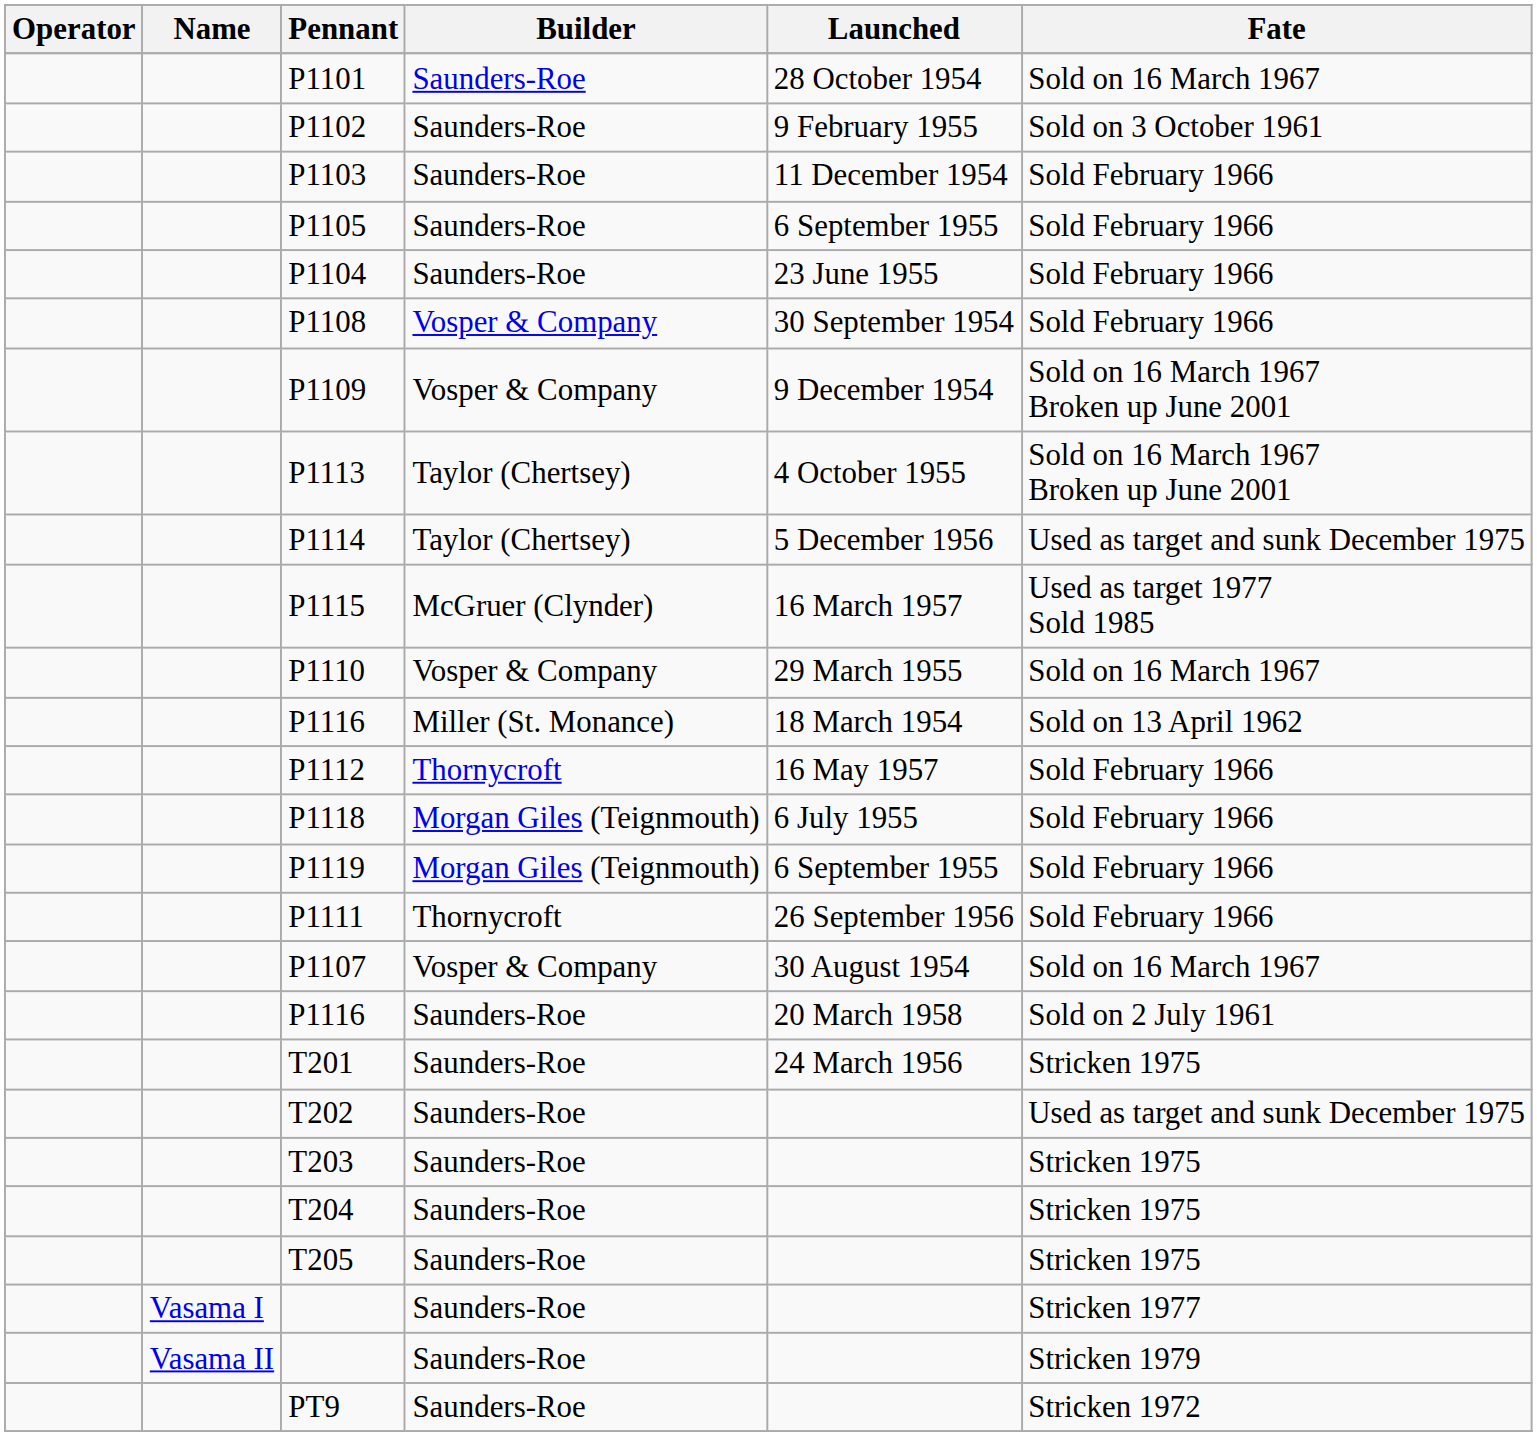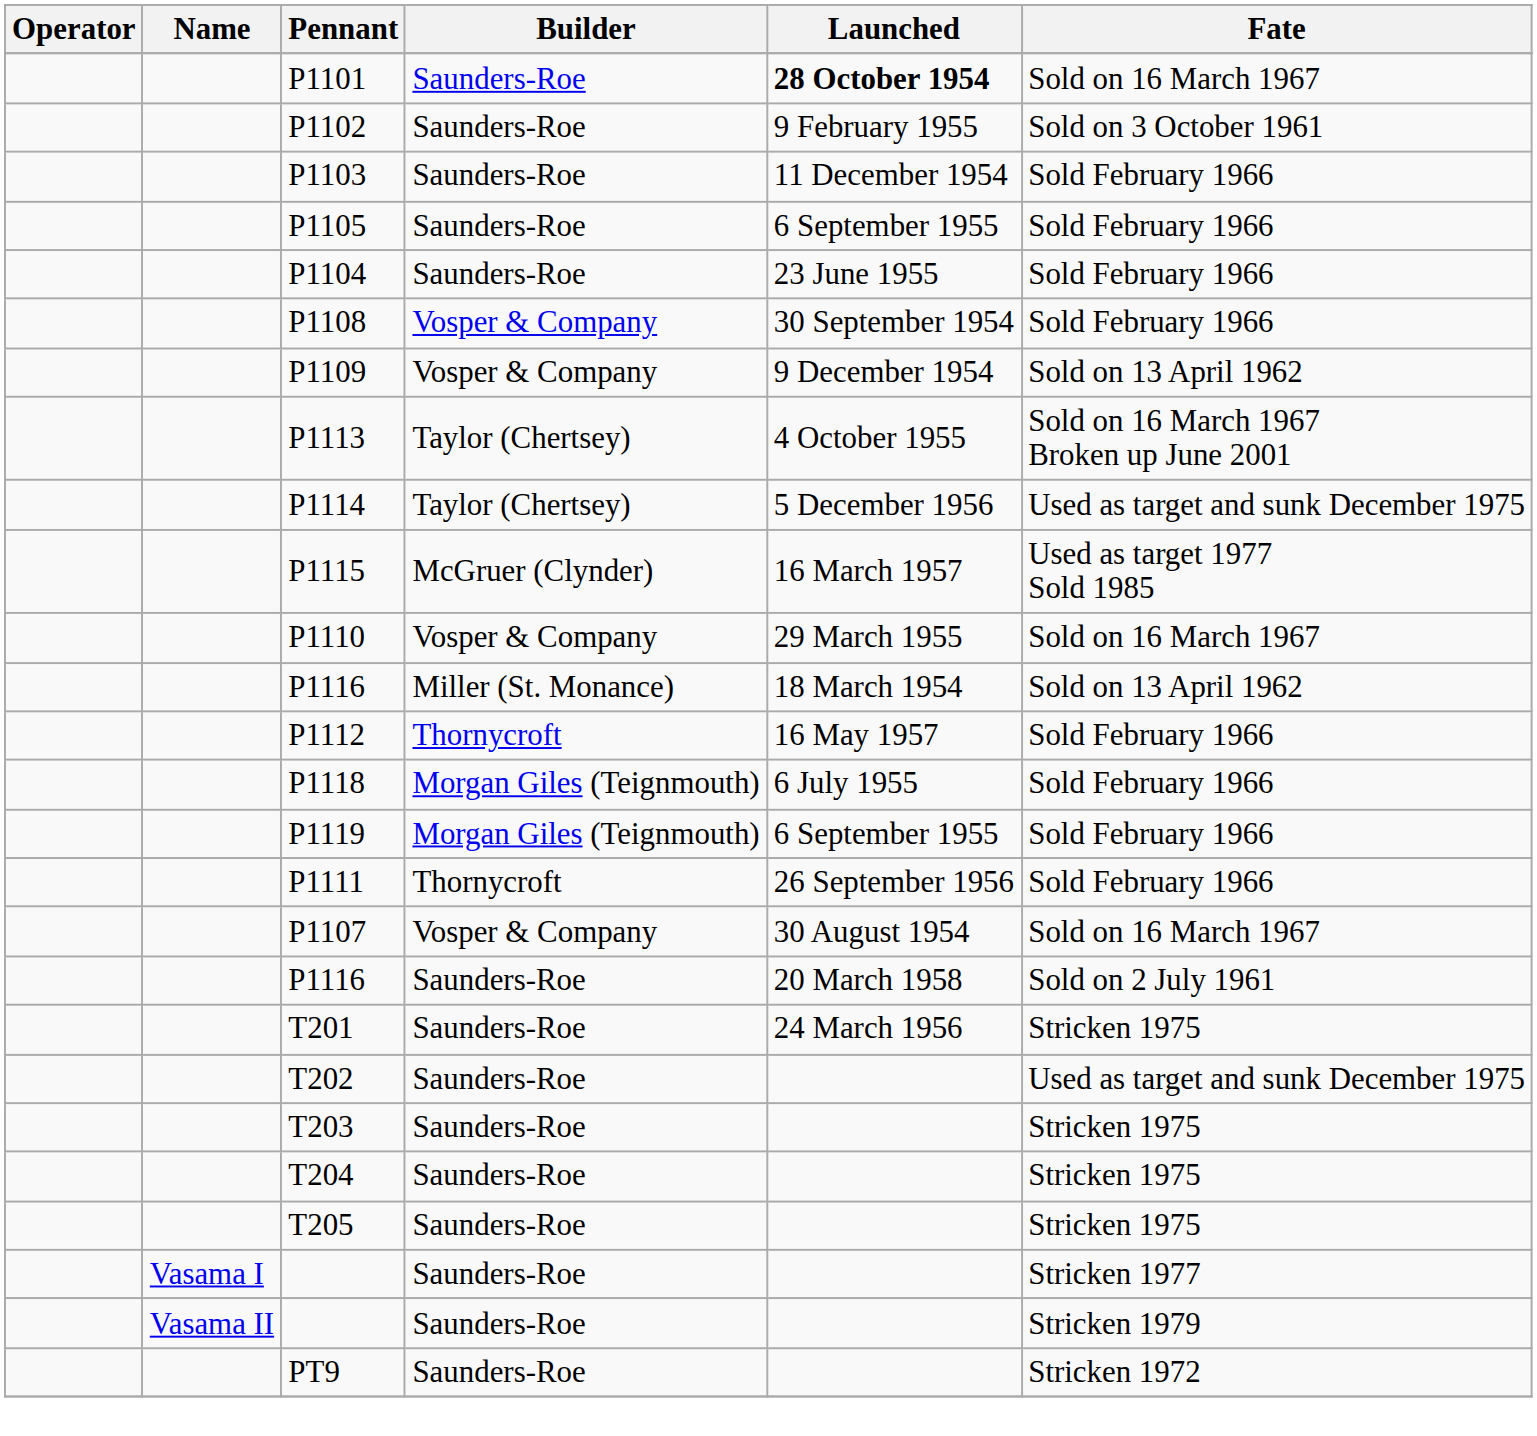(878, 77) normal -> (882, 77) bold
(1174, 389) Sold on 16 March 1967 Broken up June 2001 -> (1165, 371) Sold on 13 April 1962
